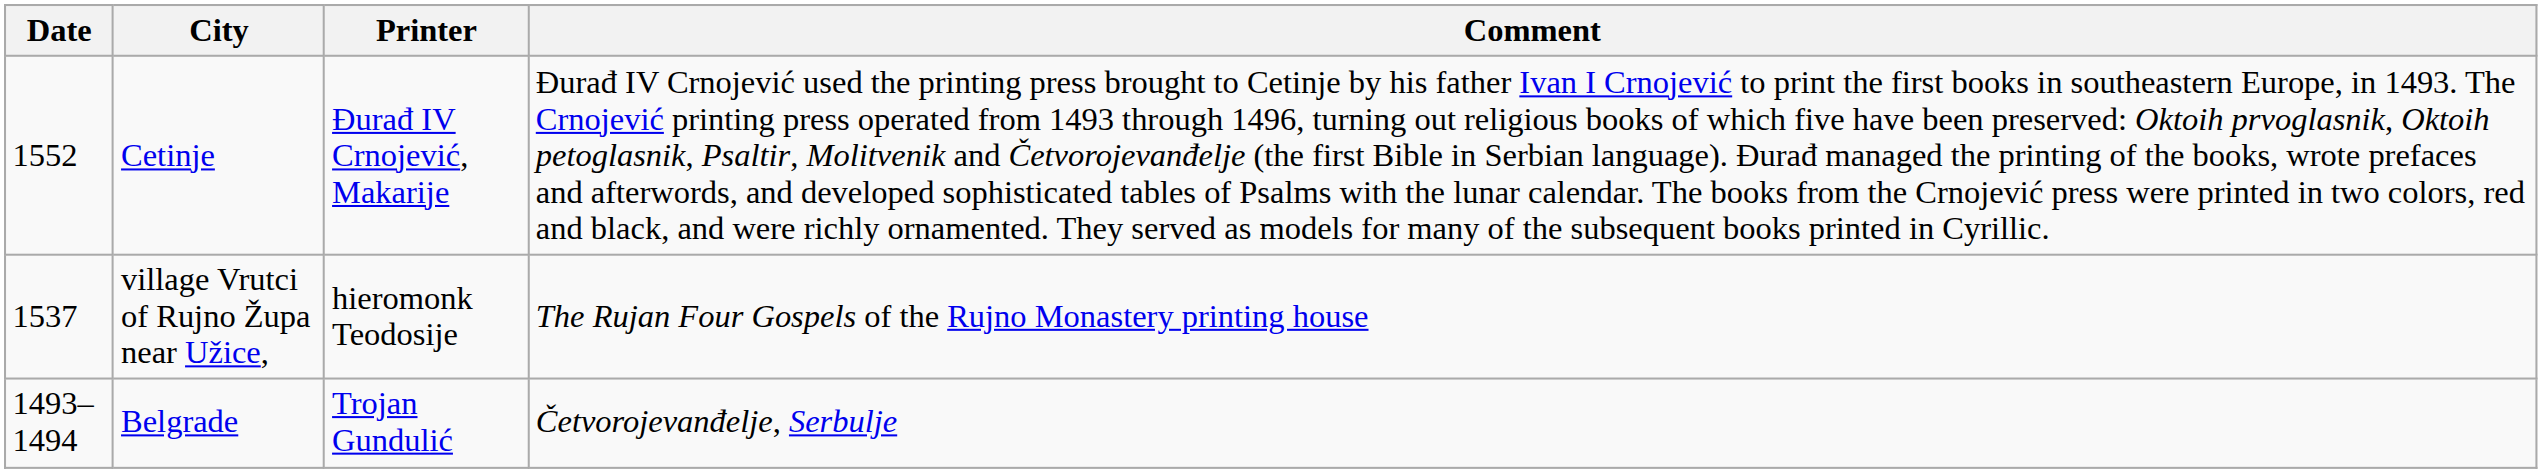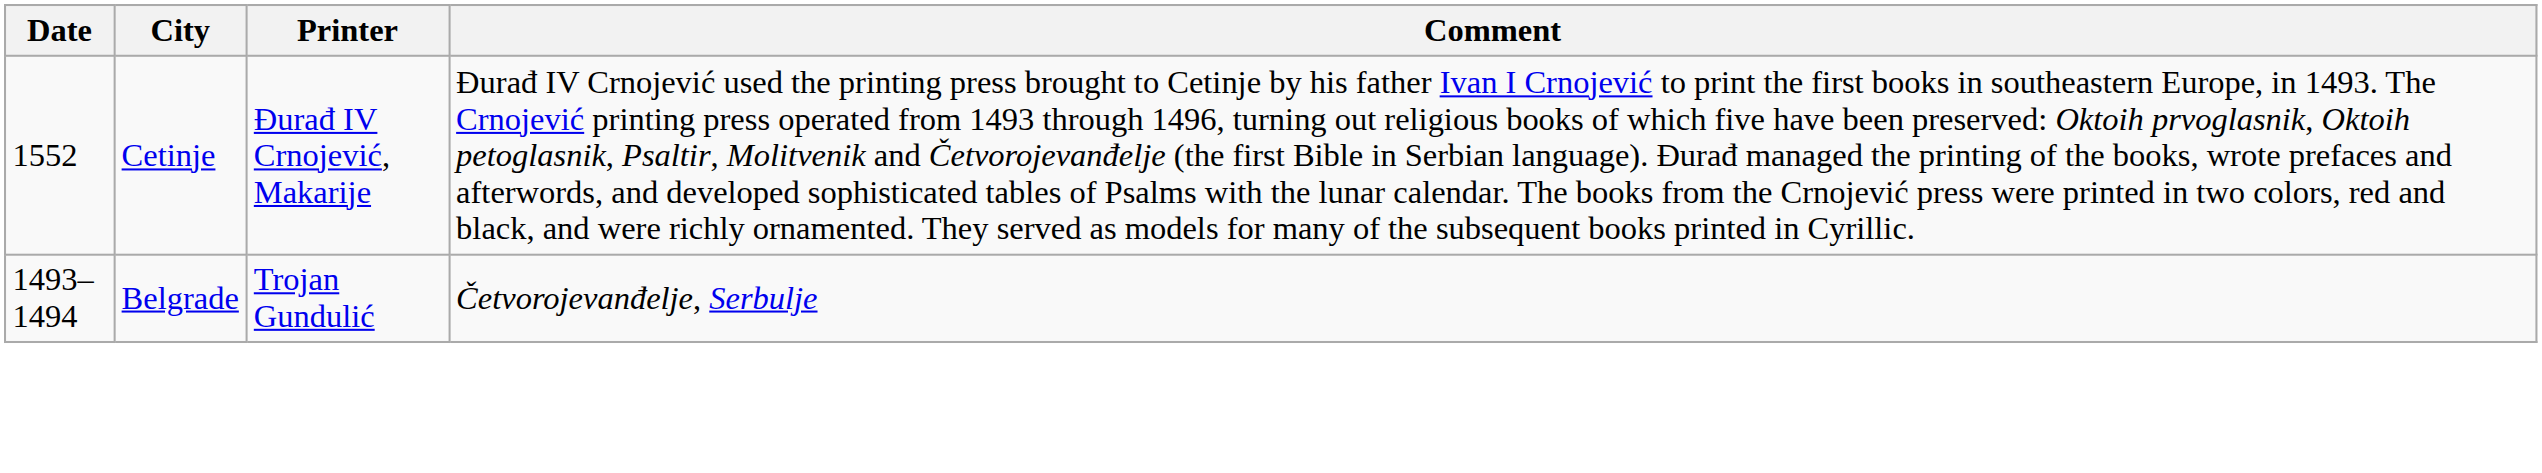- row: (216, 315)
